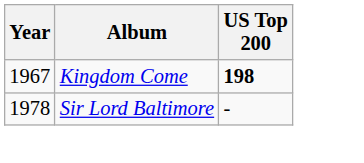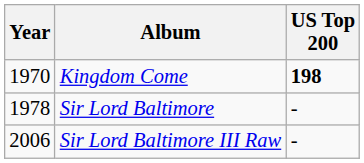(30, 76) 1967 -> (30, 76) 1970
+ row: (170, 141)
